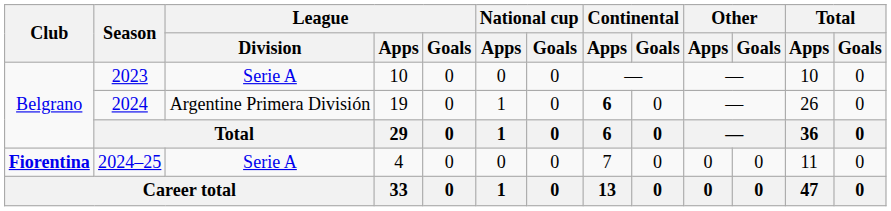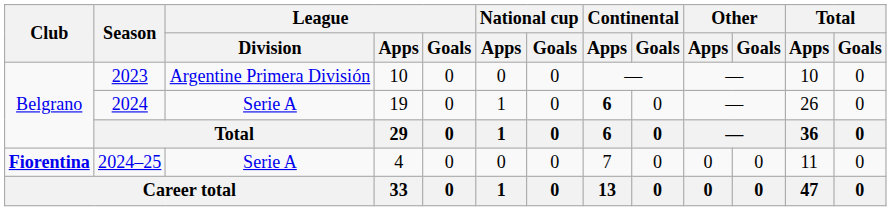(270, 76) Serie A -> (270, 76) Argentine Primera División
(270, 104) Argentine Primera División -> (270, 104) Serie A
